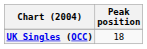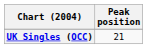(119, 37) 18 -> (119, 37) 21
